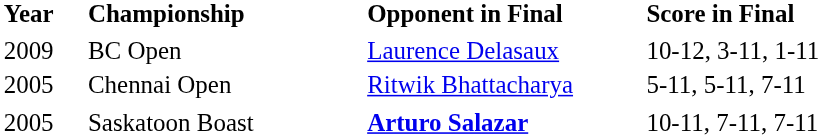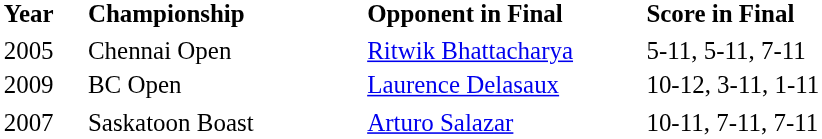rows swapped: (135, 50) <-> (160, 85)
(29, 122) 2005 -> (29, 122) 2007
(448, 122) bold -> (440, 122) normal
